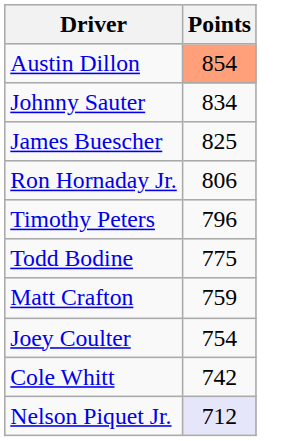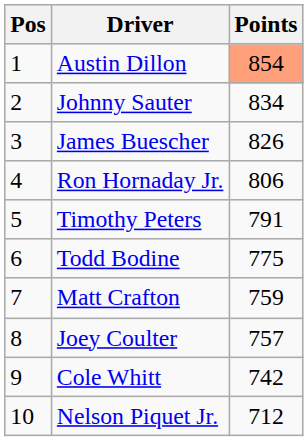+ column: (28, 24)
(219, 141) 825 -> (266, 141) 826
(219, 219) 796 -> (266, 219) 791
(219, 337) 754 -> (266, 337) 757
(219, 415) lavender background -> (266, 415) no background
